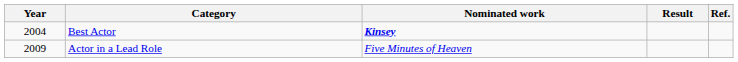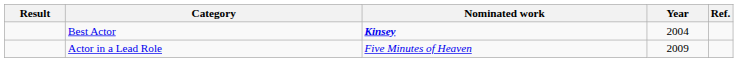columns swapped: (35, 13) <-> (678, 13)
